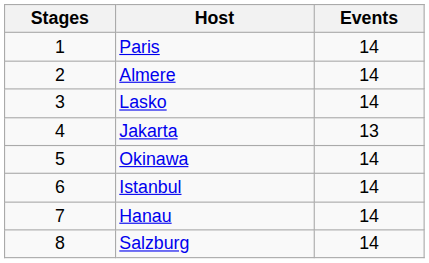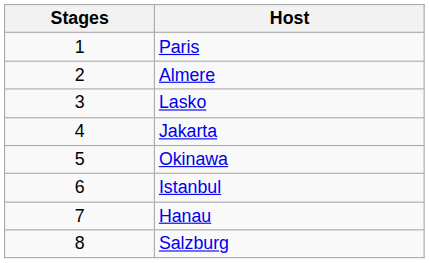- column: (369, 18)
